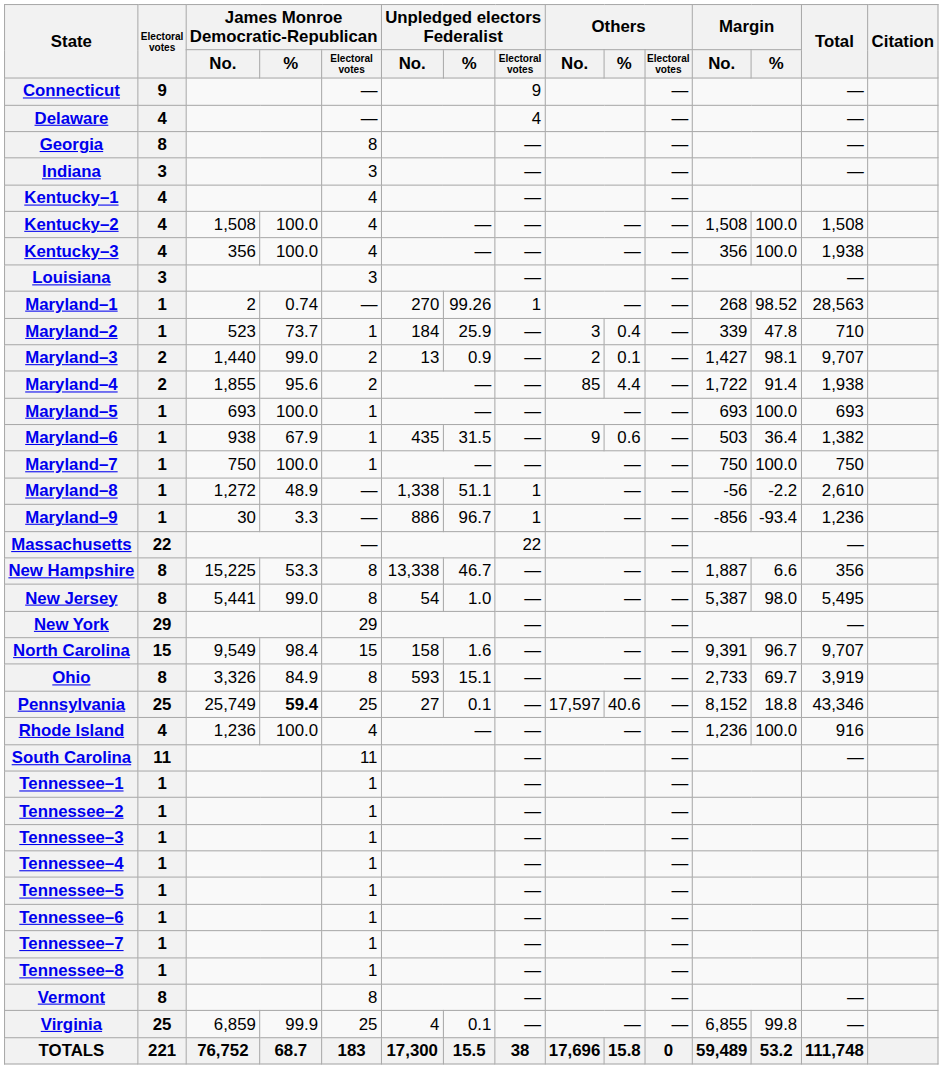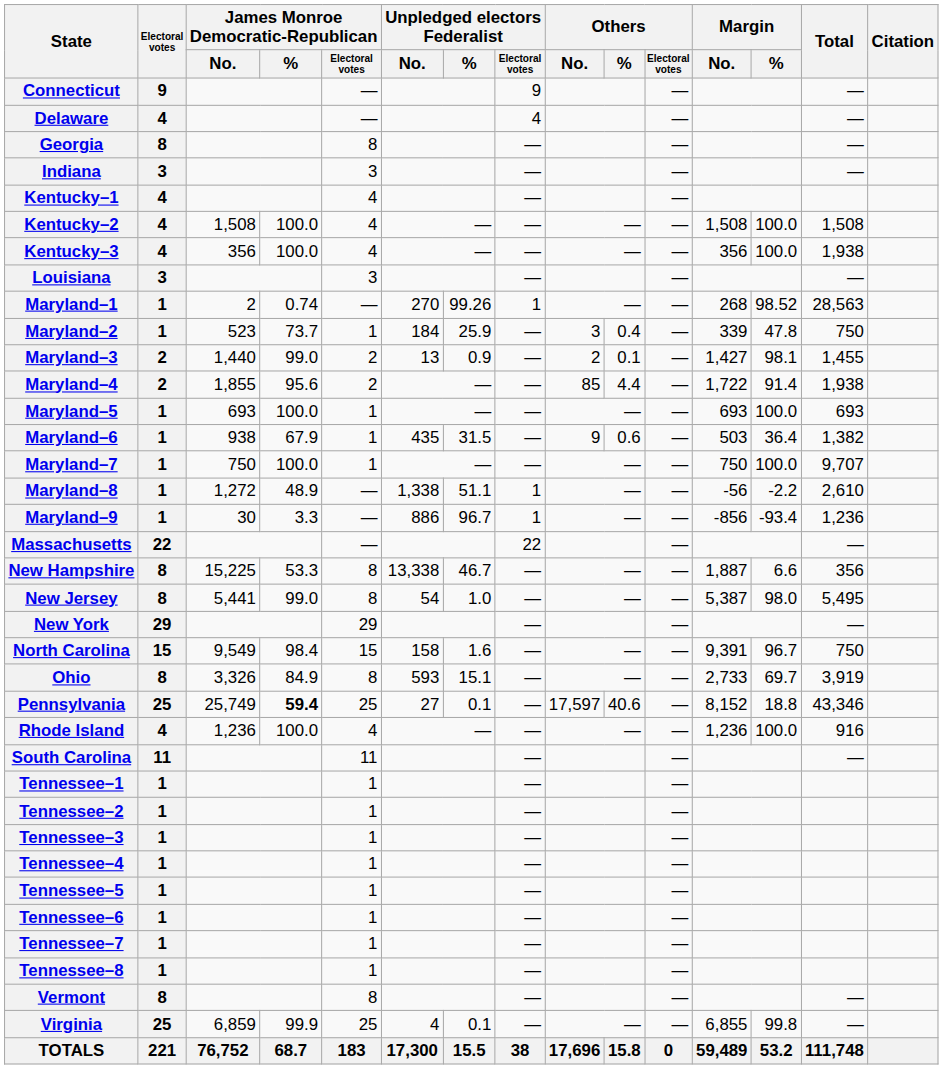(850, 331) 710 -> (850, 331) 750
(843, 357) 9,707 -> (843, 357) 1,455
(850, 464) 750 -> (843, 464) 9,707
(843, 651) 9,707 -> (850, 651) 750
